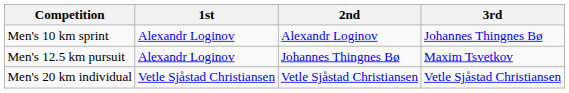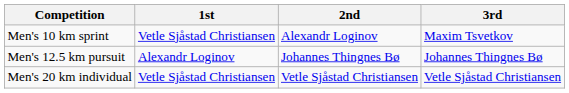(186, 35) Alexandr Loginov -> (206, 35) Vetle Sjåstad Christiansen
(483, 35) Johannes Thingnes Bø -> (468, 35) Maxim Tsvetkov
(468, 56) Maxim Tsvetkov -> (483, 56) Johannes Thingnes Bø
